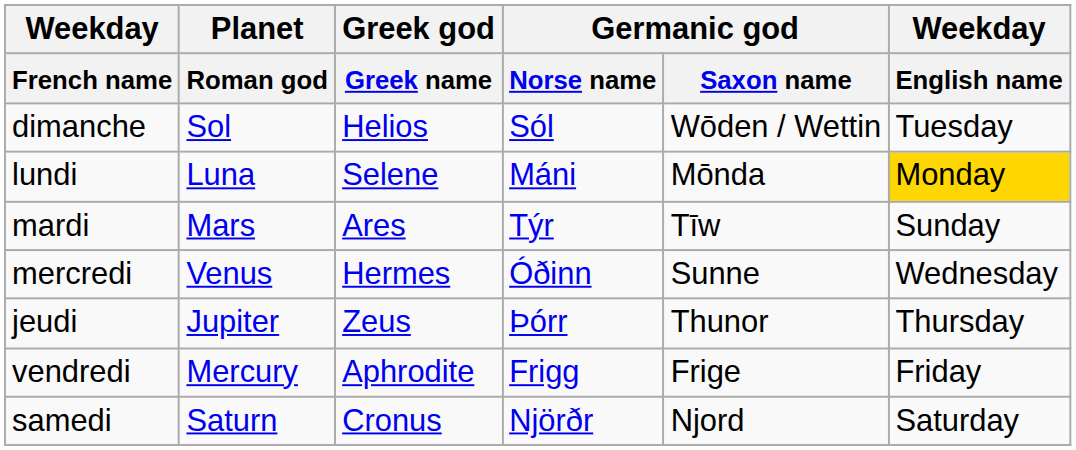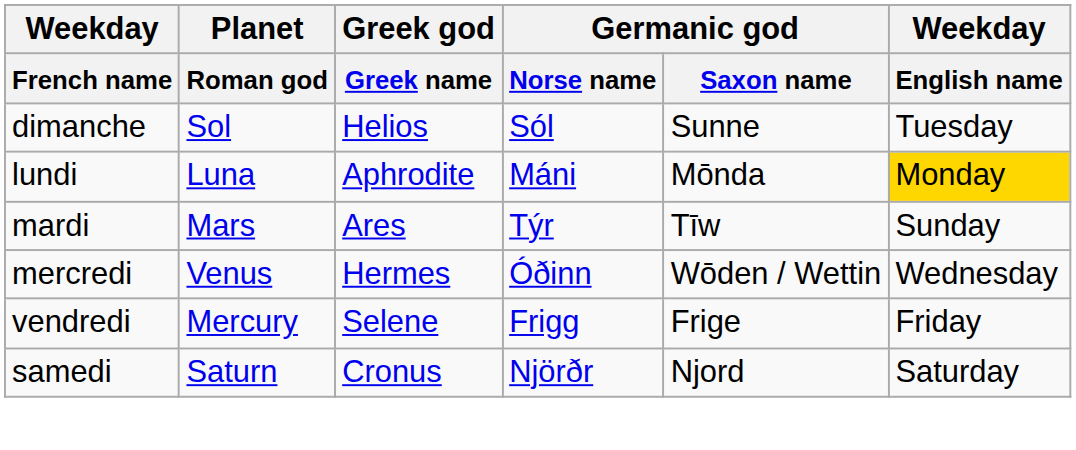(776, 126) Wōden / Wettin -> (715, 126) Sunne
(390, 175) Selene -> (408, 175) Aphrodite
(715, 273) Sunne -> (776, 273) Wōden / Wettin
- row: (45, 322)
(408, 371) Aphrodite -> (390, 322) Selene
